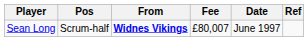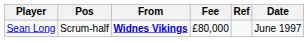columns swapped: (257, 12) <-> (293, 12)
(211, 28) £80,007 -> (211, 28) £80,000
